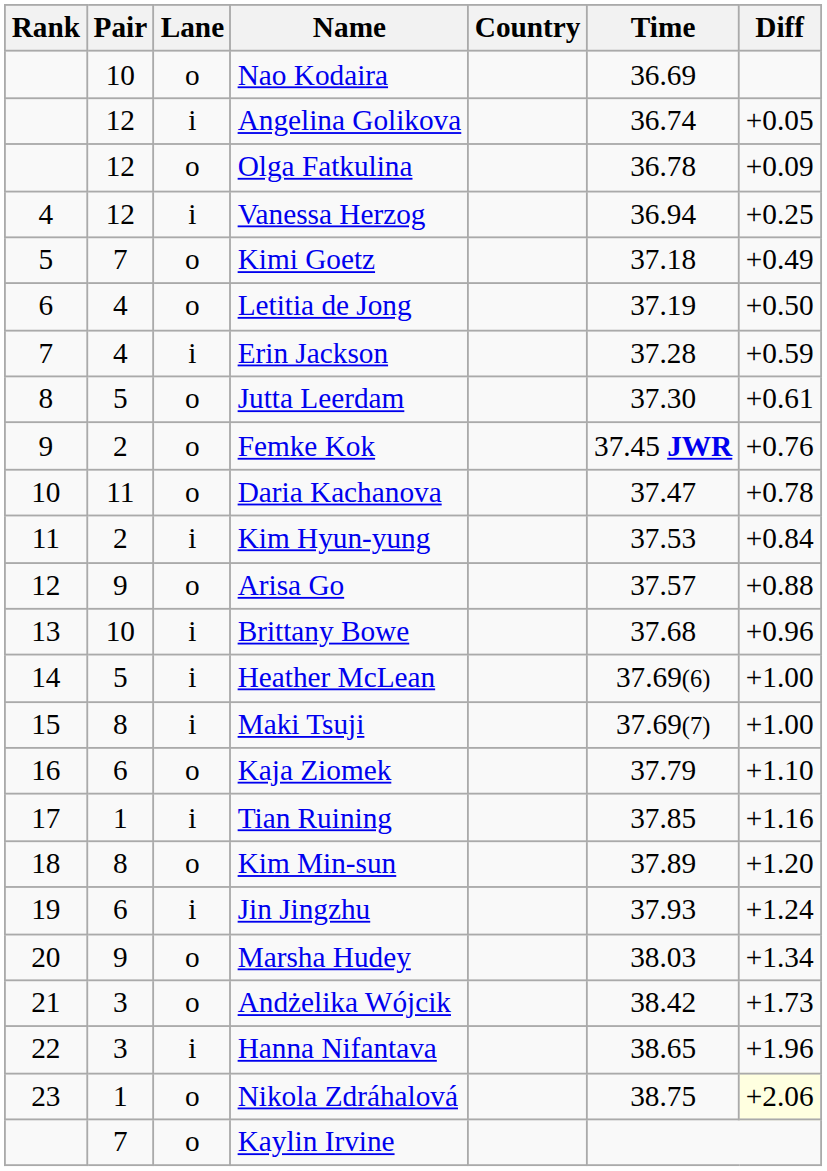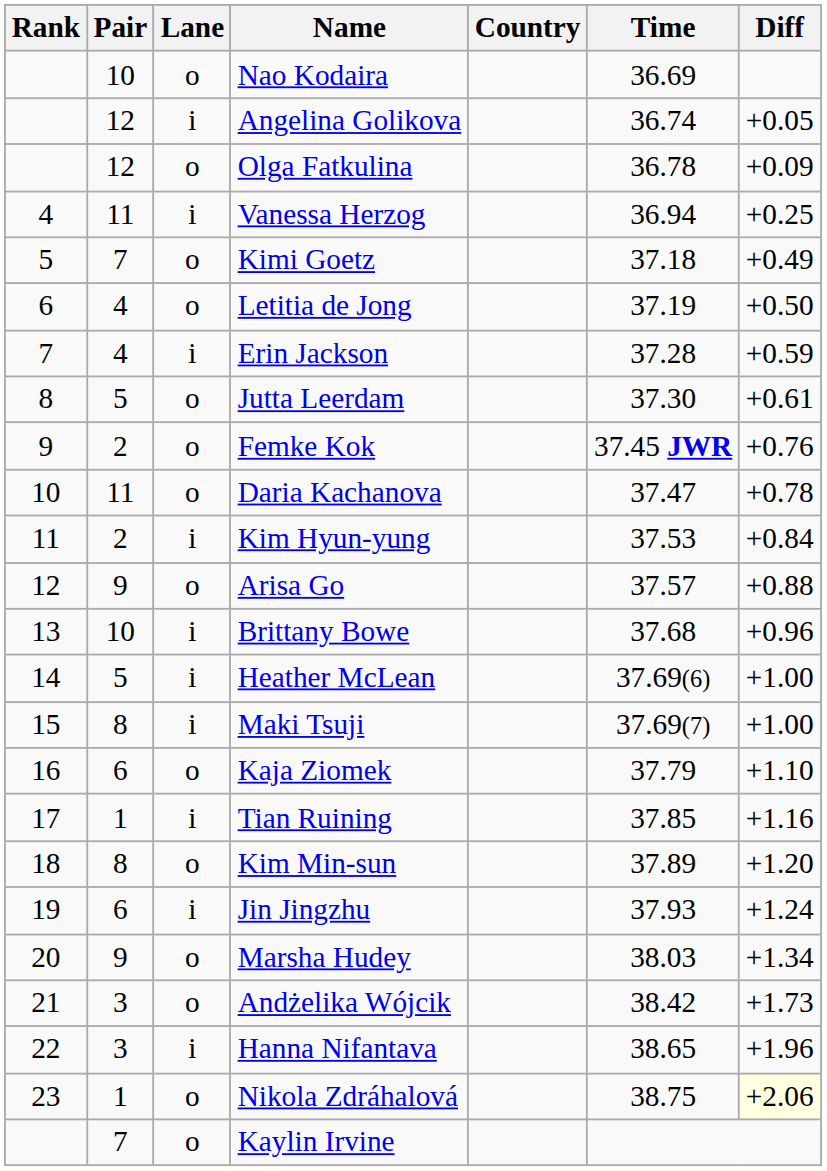(120, 213) 12 -> (120, 213) 11
